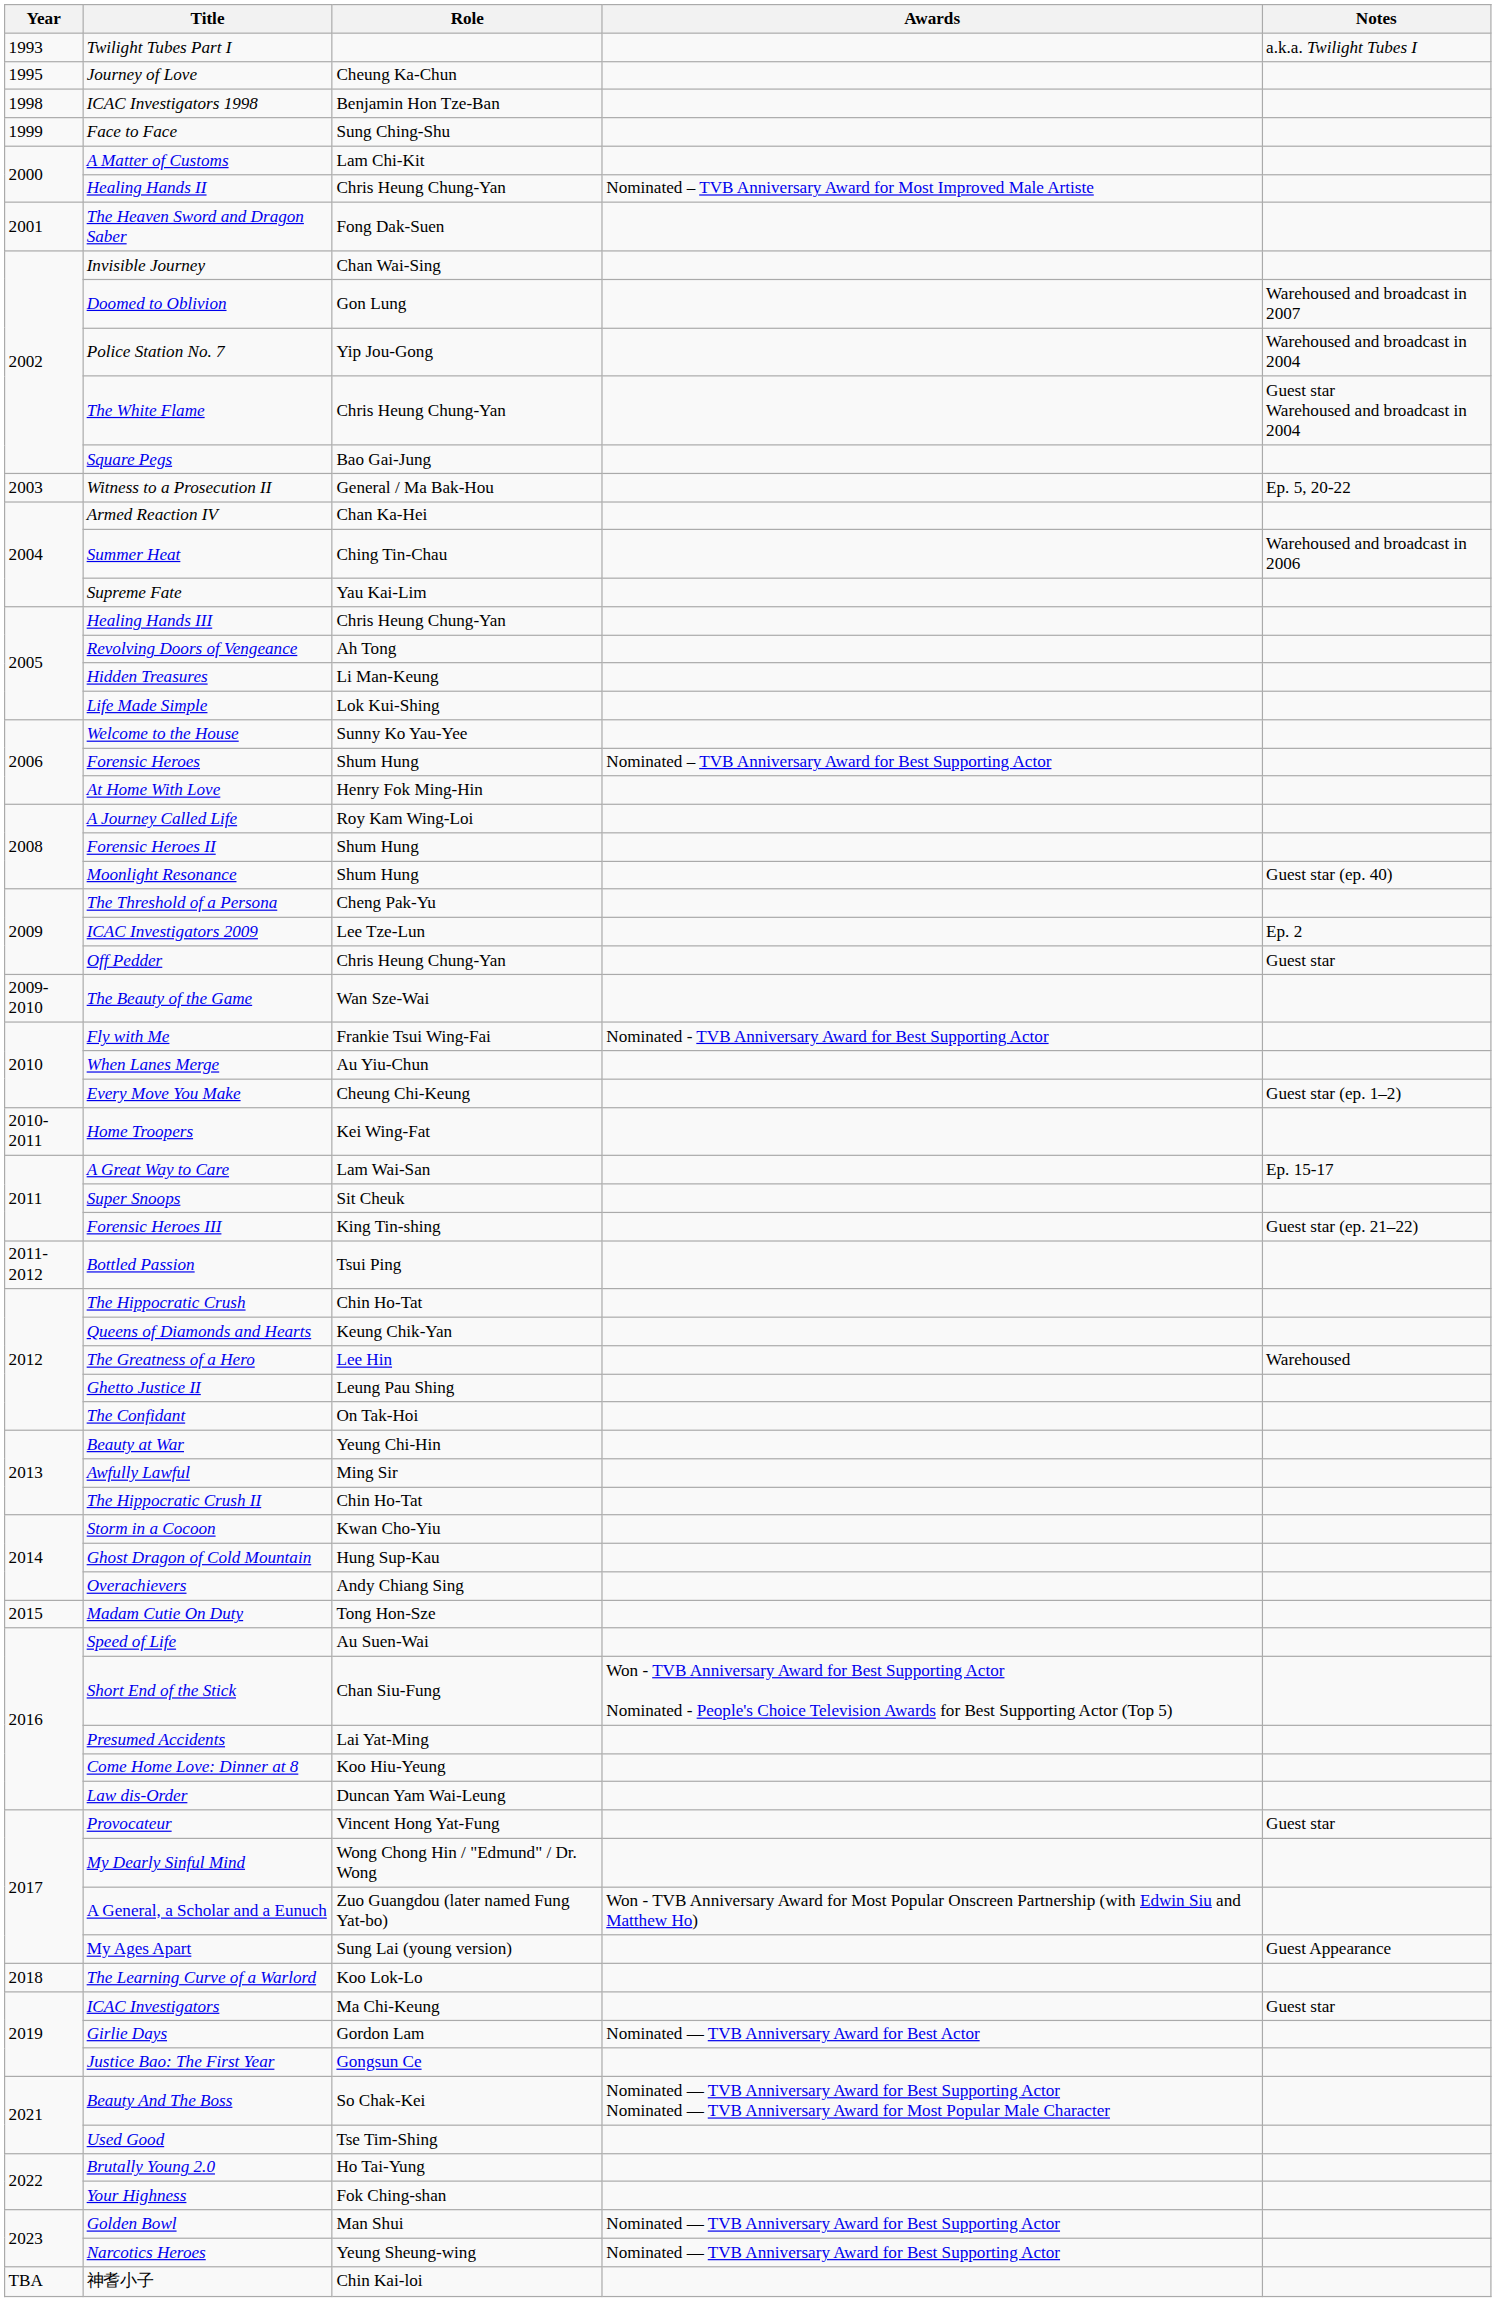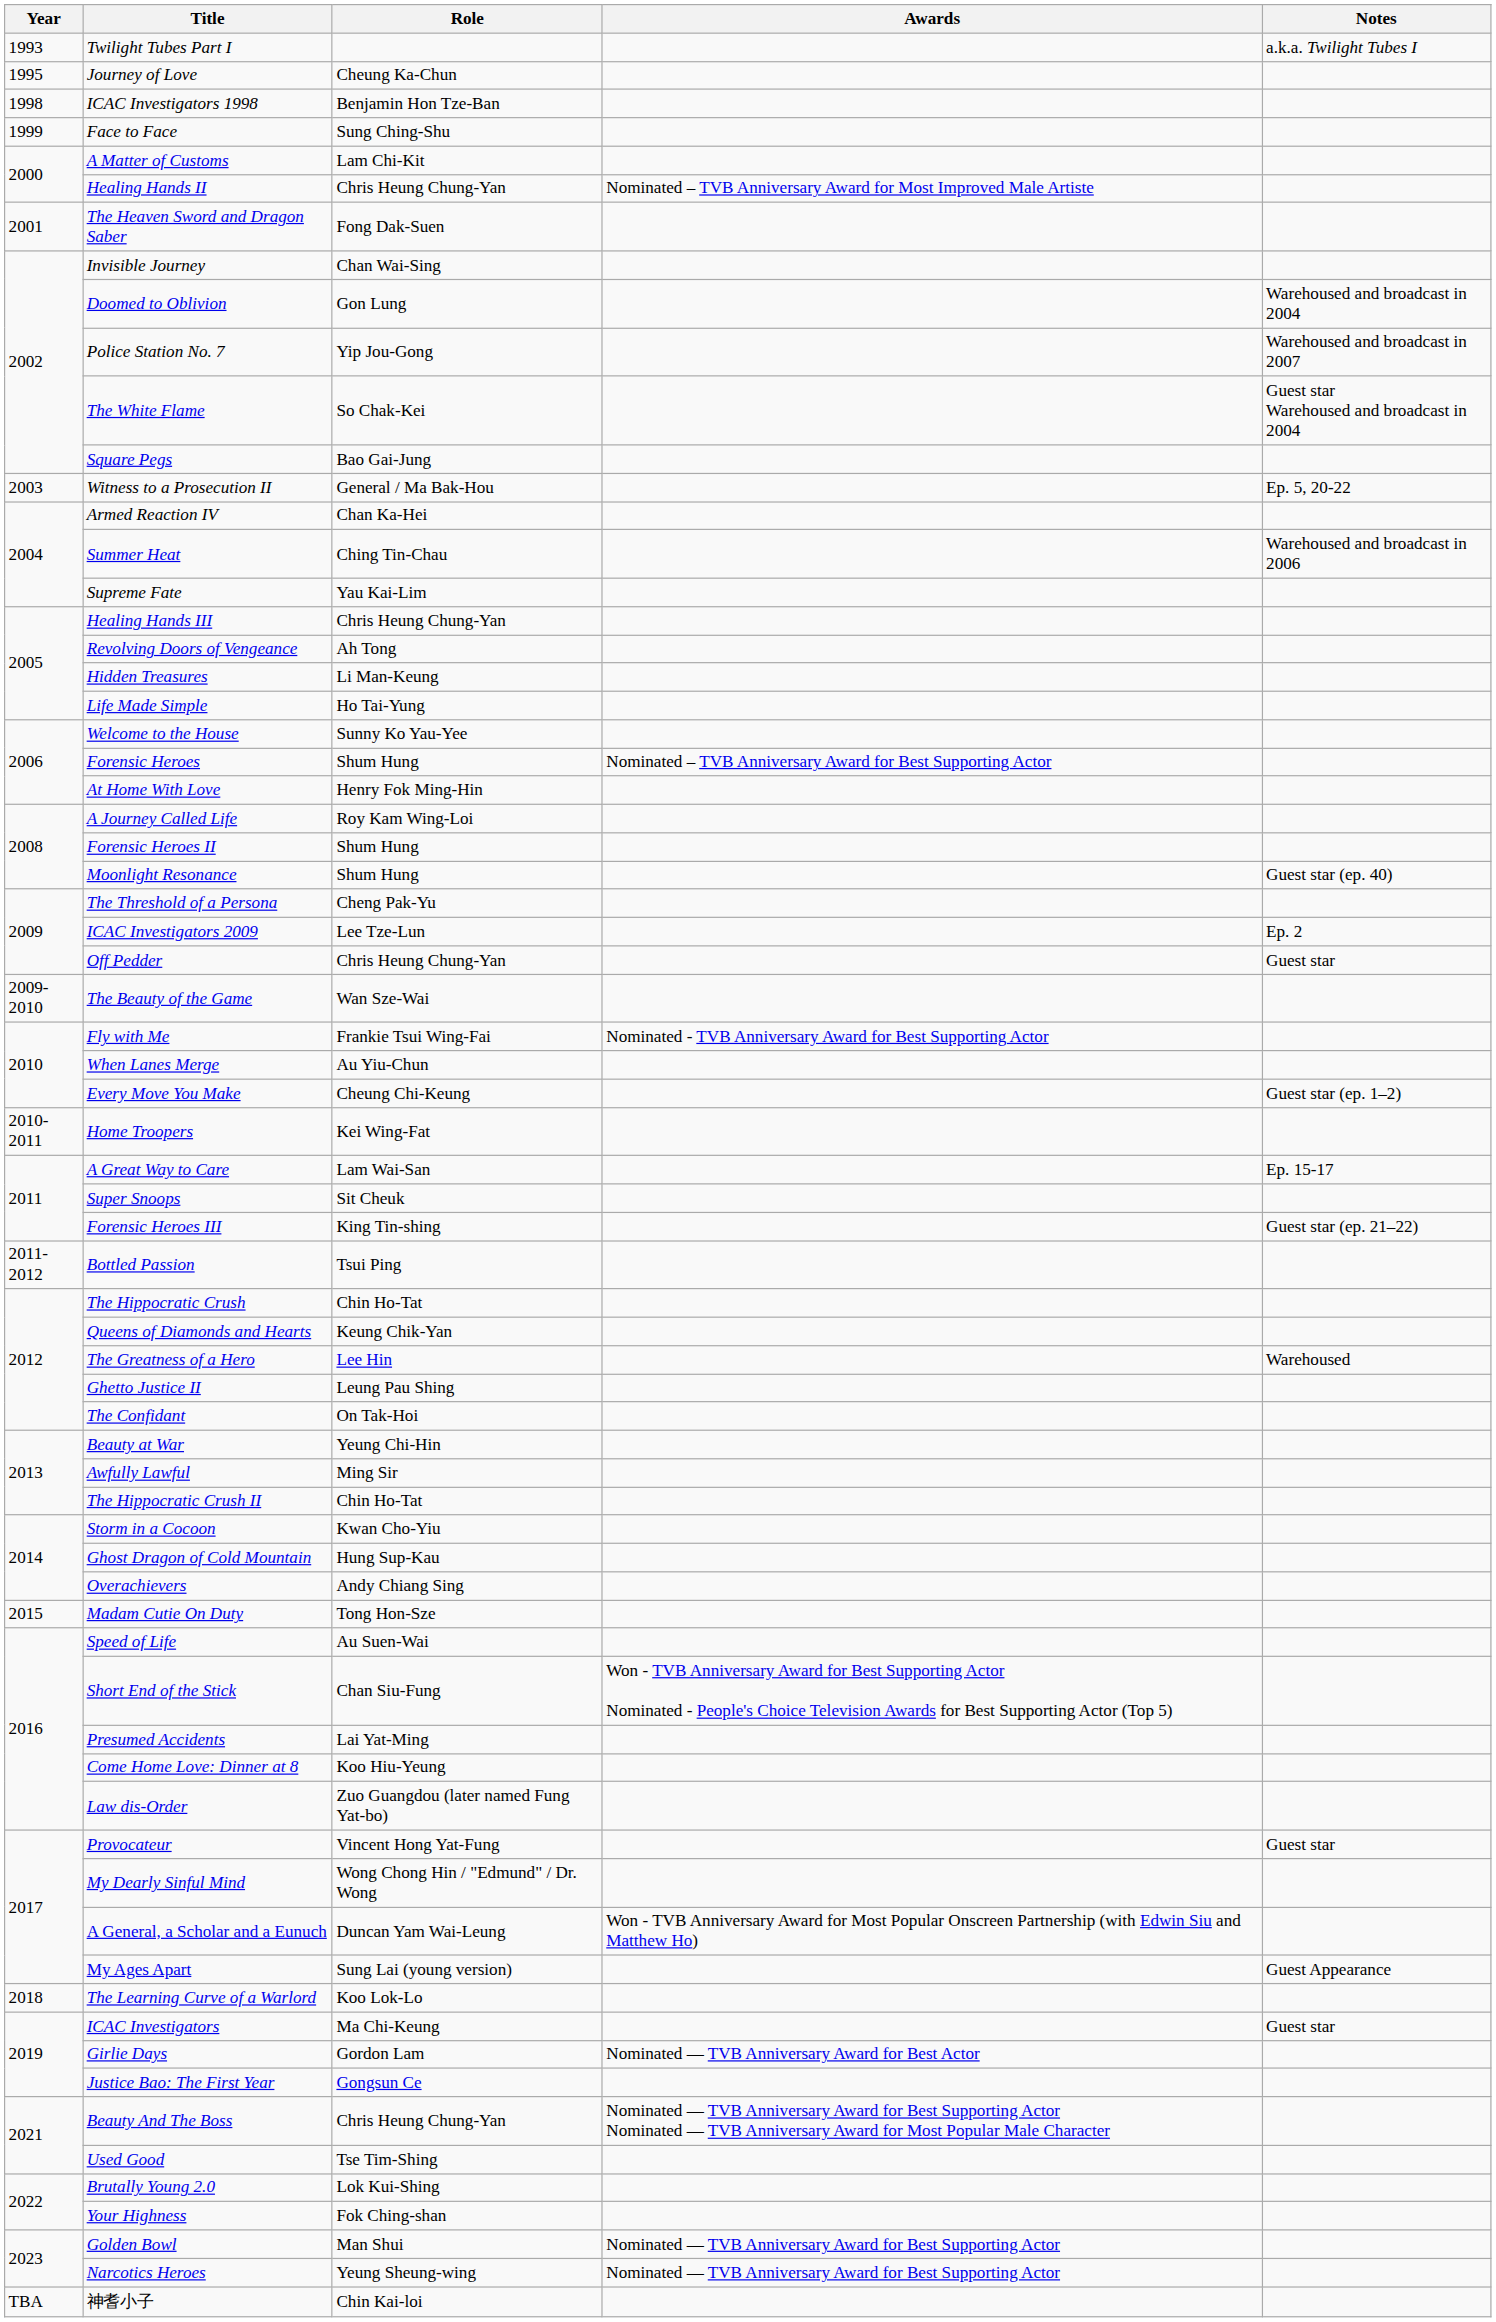(1366, 303) Warehoused and broadcast in 2007 -> (1366, 303) Warehoused and broadcast in 2004
(1366, 352) Warehoused and broadcast in 2004 -> (1366, 352) Warehoused and broadcast in 2007
(421, 410) Chris Heung Chung-Yan -> (381, 410) So Chak-Kei
(388, 705) Lok Kui-Shing -> (381, 705) Ho Tai-Yung
(421, 1795) Duncan Yam Wai-Leung -> (453, 1806) Zuo Guangdou (later named Fung Yat-bo)
(453, 1911) Zuo Guangdou (later named Fung Yat-bo) -> (421, 1931) Duncan Yam Wai-Leung
(381, 2100) So Chak-Kei -> (421, 2121) Chris Heung Chung-Yan
(381, 2167) Ho Tai-Yung -> (388, 2187) Lok Kui-Shing
